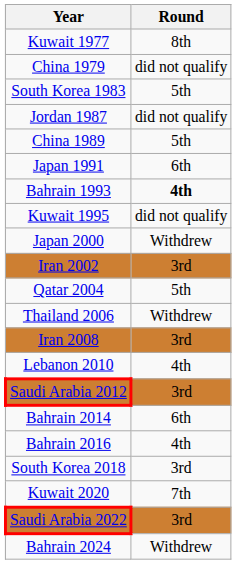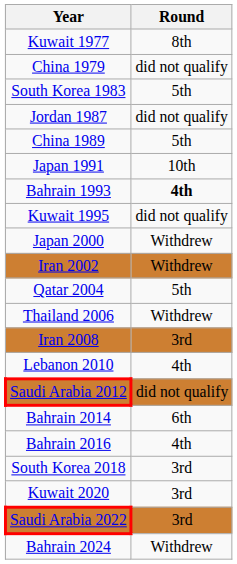(181, 166) 6th -> (182, 166) 10th
(181, 265) 3rd -> (182, 265) Withdrew
(182, 391) 3rd -> (182, 391) did not qualify
(181, 493) 7th -> (182, 493) 3rd
